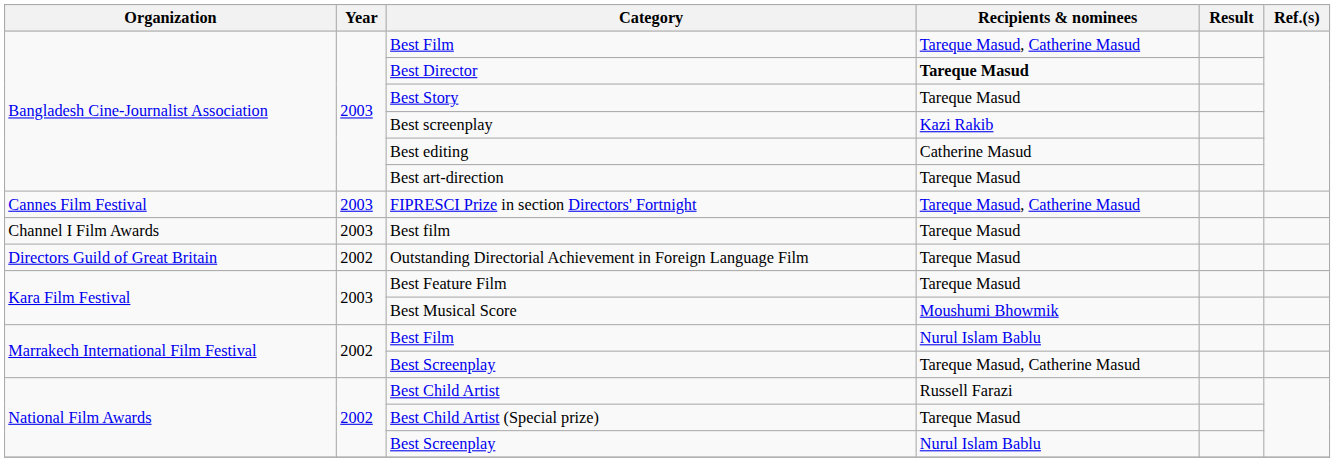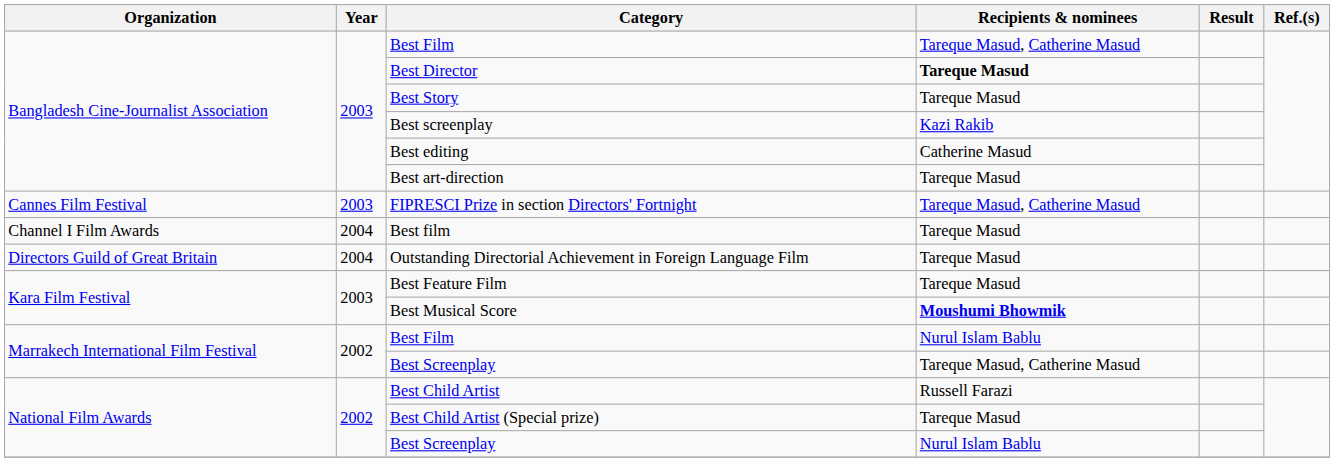(357, 231) 2003 -> (357, 231) 2004
(357, 257) 2002 -> (357, 257) 2004
(989, 311) normal -> (993, 311) bold
